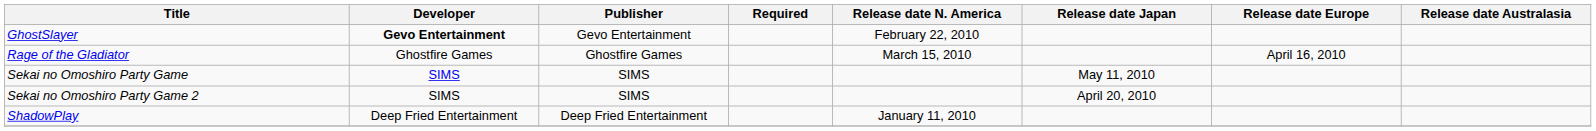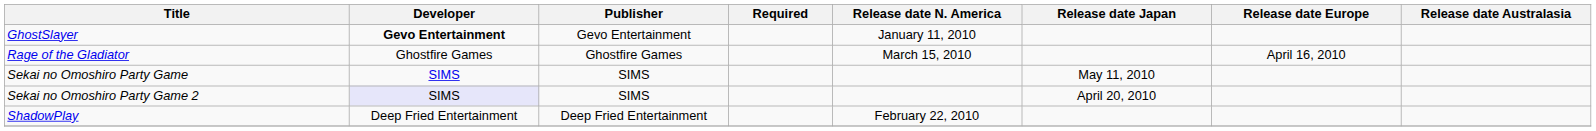(927, 34) February 22, 2010 -> (927, 34) January 11, 2010
(444, 95) no background -> (444, 95) lavender background
(927, 116) January 11, 2010 -> (927, 116) February 22, 2010
